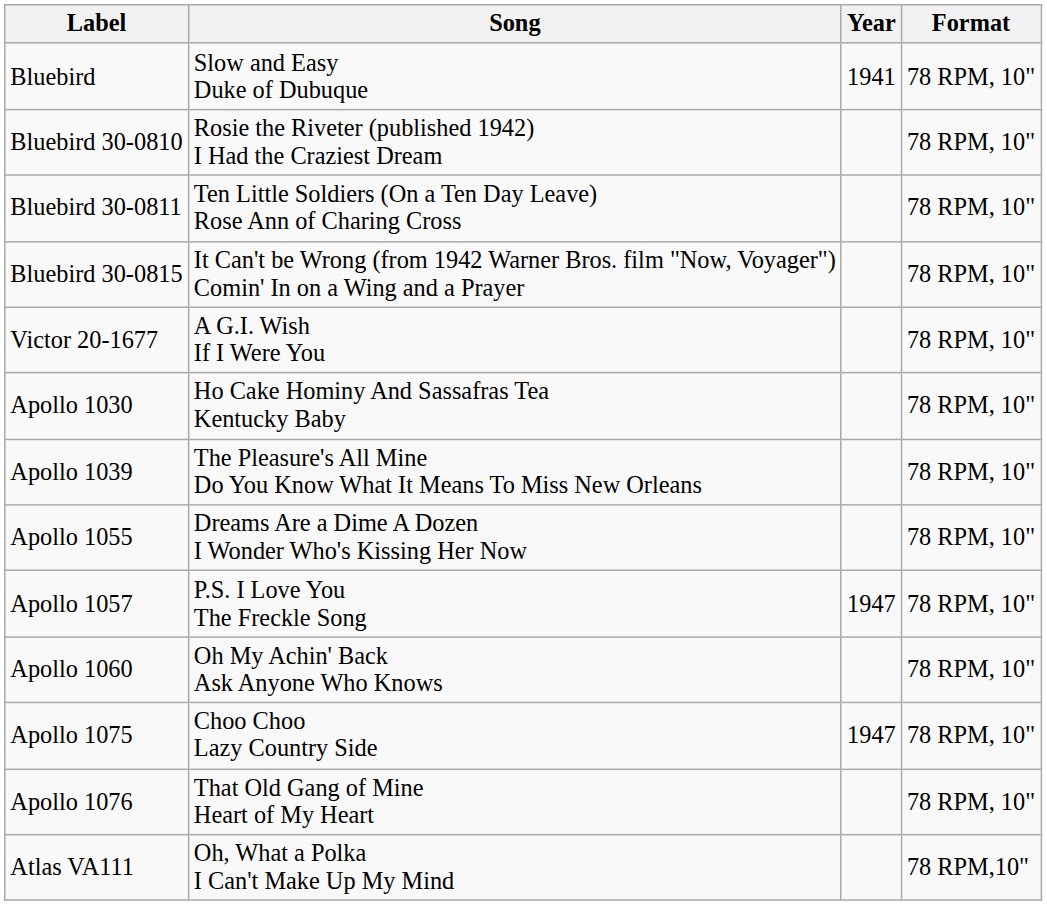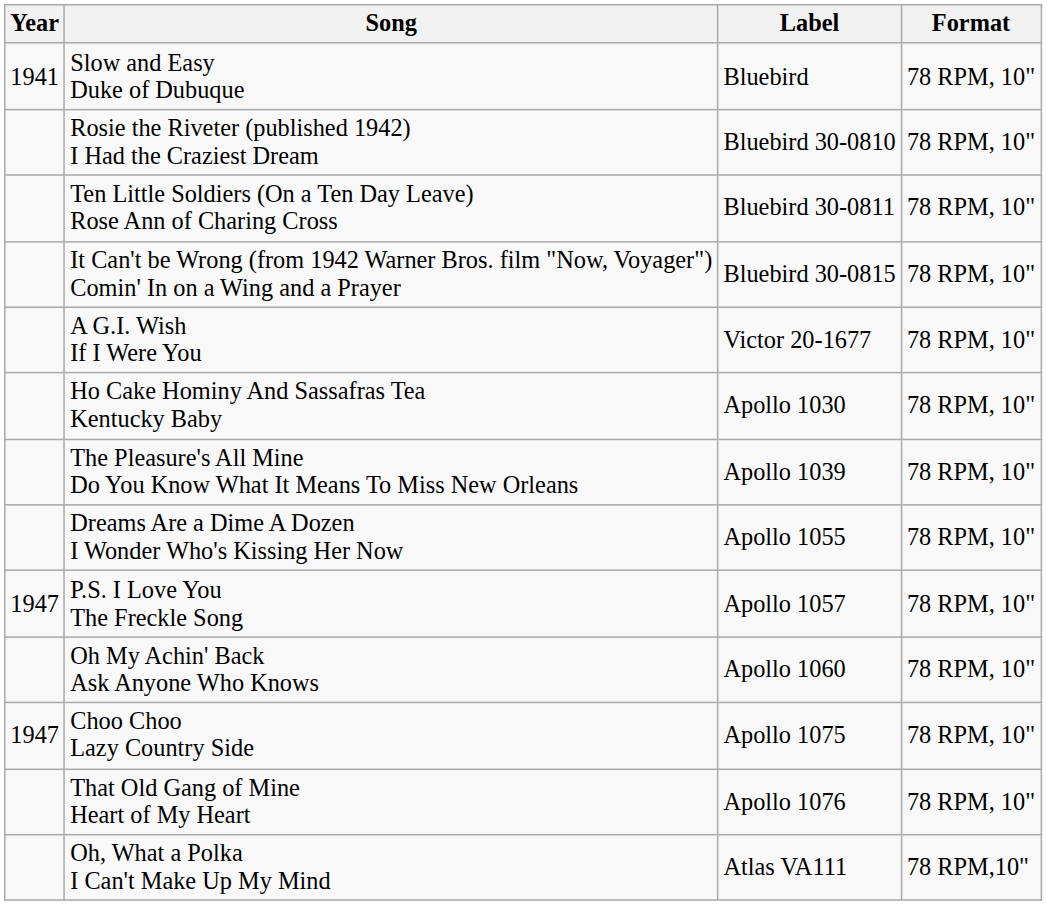columns swapped: (871, 23) <-> (96, 23)
